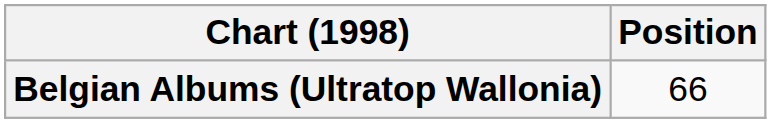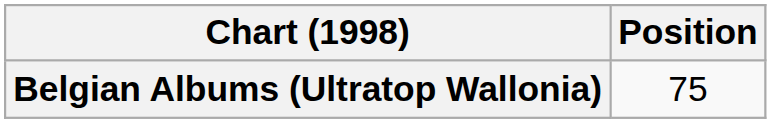(688, 88) 66 -> (688, 88) 75
